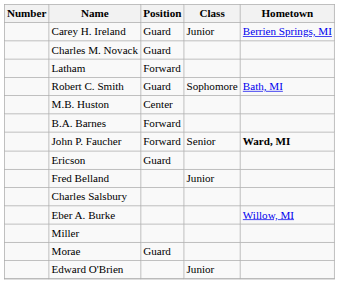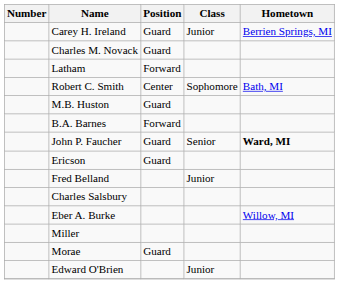(157, 87) Guard -> (158, 87) Center
(158, 105) Center -> (157, 105) Guard
(162, 141) Forward -> (157, 141) Guard
